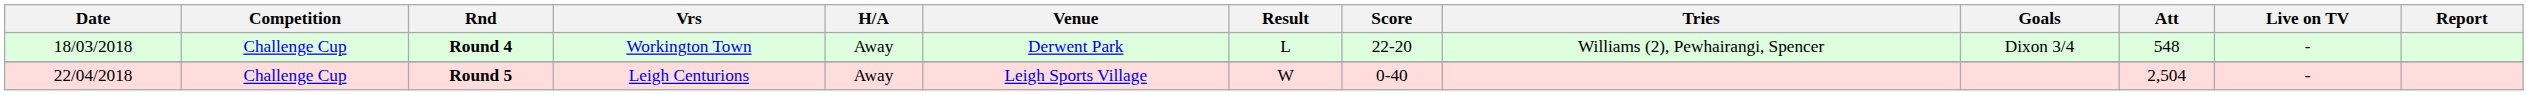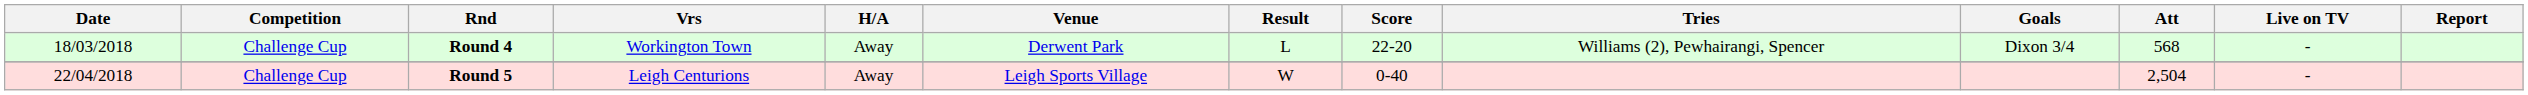(2167, 46) 548 -> (2167, 46) 568
